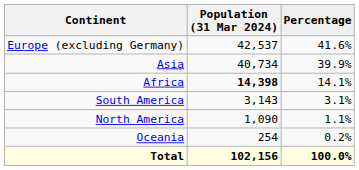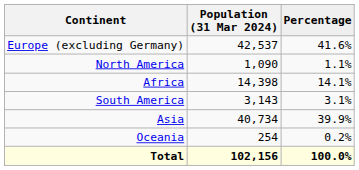rows swapped: (171, 64) <-> (140, 119)
(258, 82) bold -> (258, 82) normal
